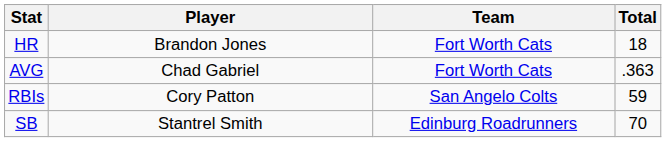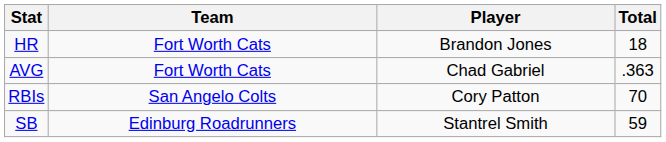columns swapped: (210, 17) <-> (493, 17)
(638, 96) 59 -> (638, 96) 70
(638, 123) 70 -> (638, 123) 59
